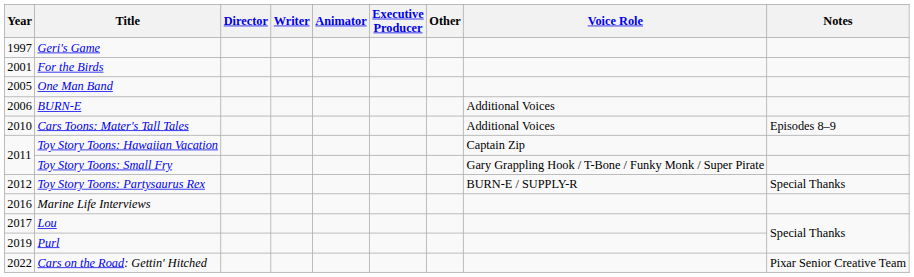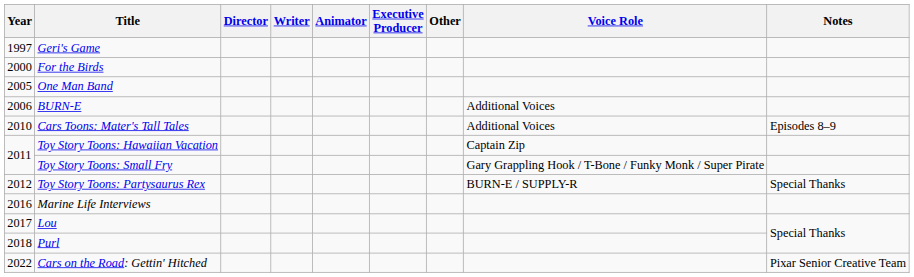(20, 67) 2001 -> (20, 67) 2000
(20, 243) 2019 -> (20, 243) 2018
